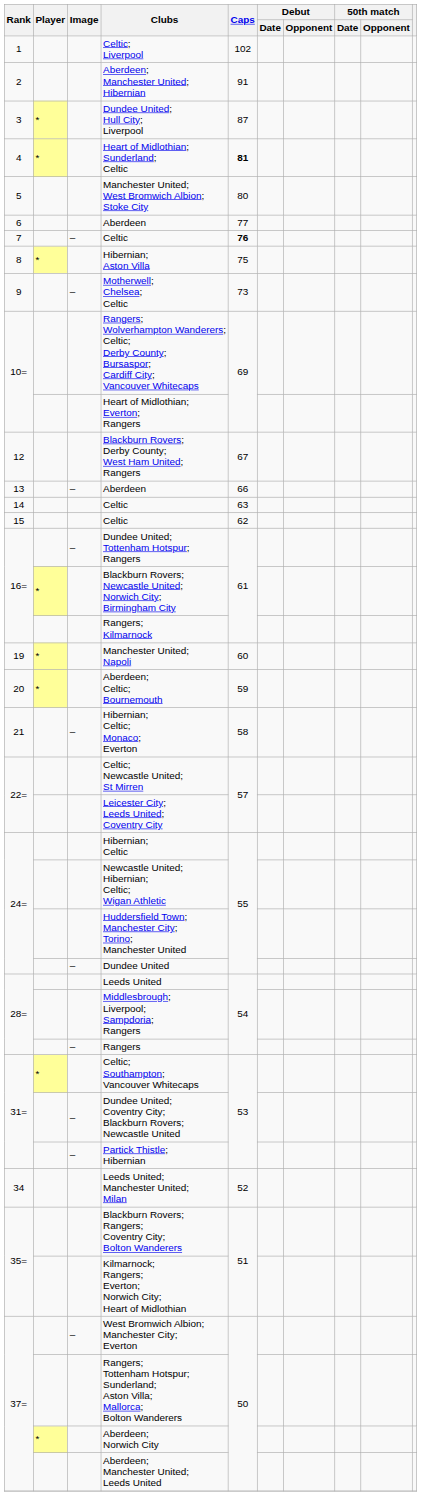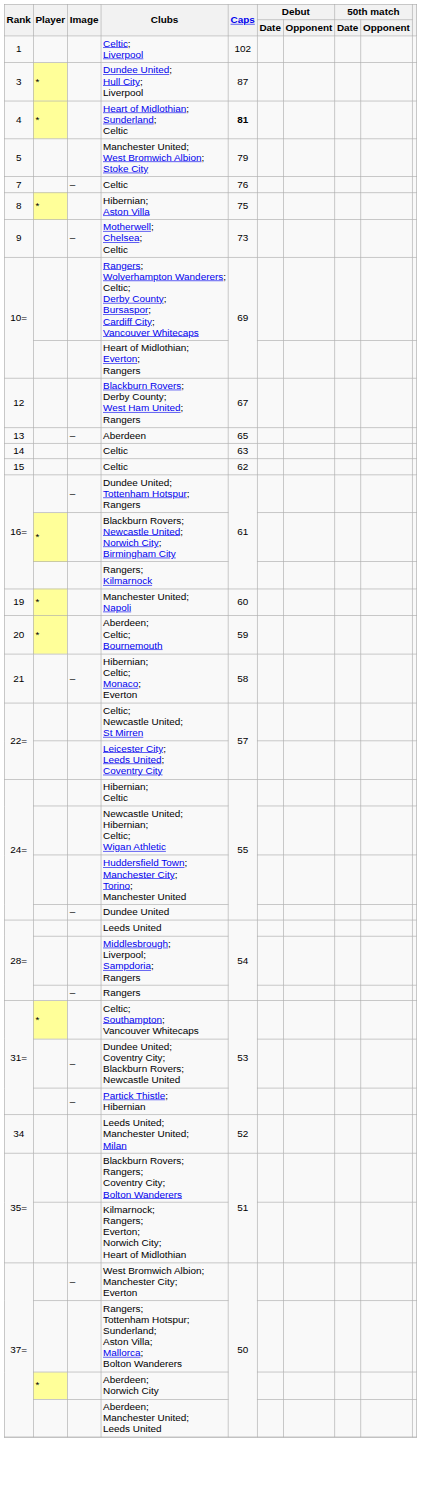- row: (19, 81)
(243, 196) 80 -> (243, 157) 79
- row: (19, 222)
(243, 238) bold -> (243, 184) normal
(243, 489) 66 -> (243, 435) 65
